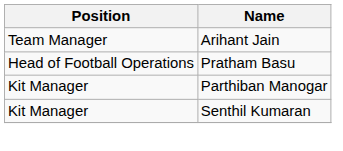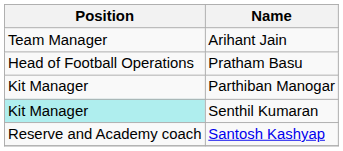(48, 110) no background -> (48, 110) paleturquoise background
+ row: (267, 134)
